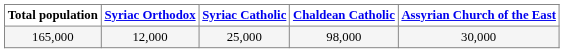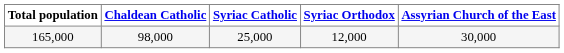columns swapped: (344, 15) <-> (150, 15)
